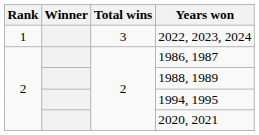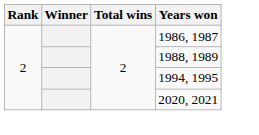- row: (205, 36)
